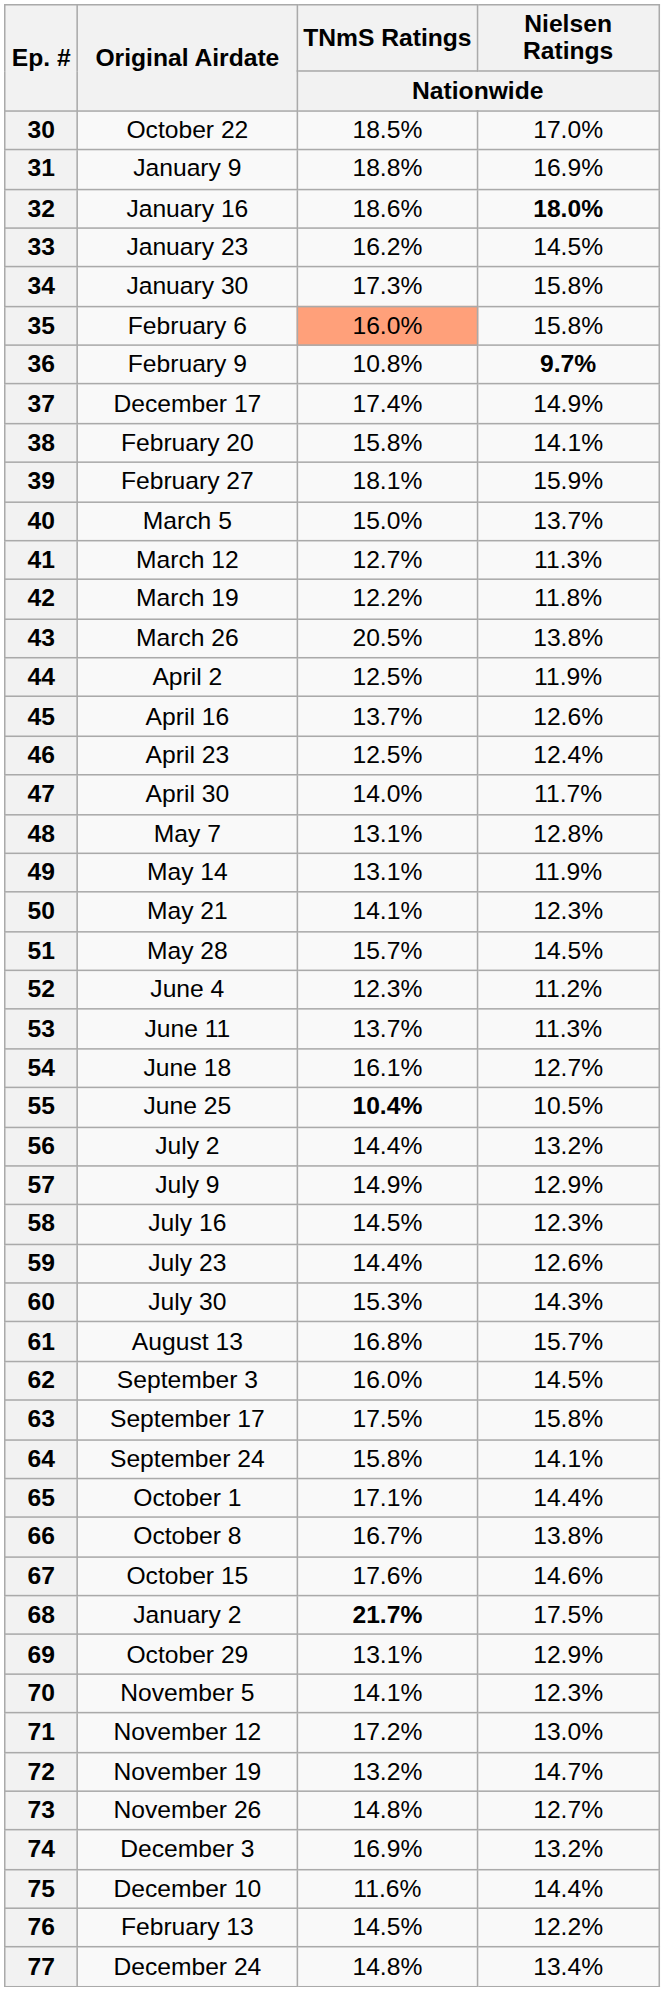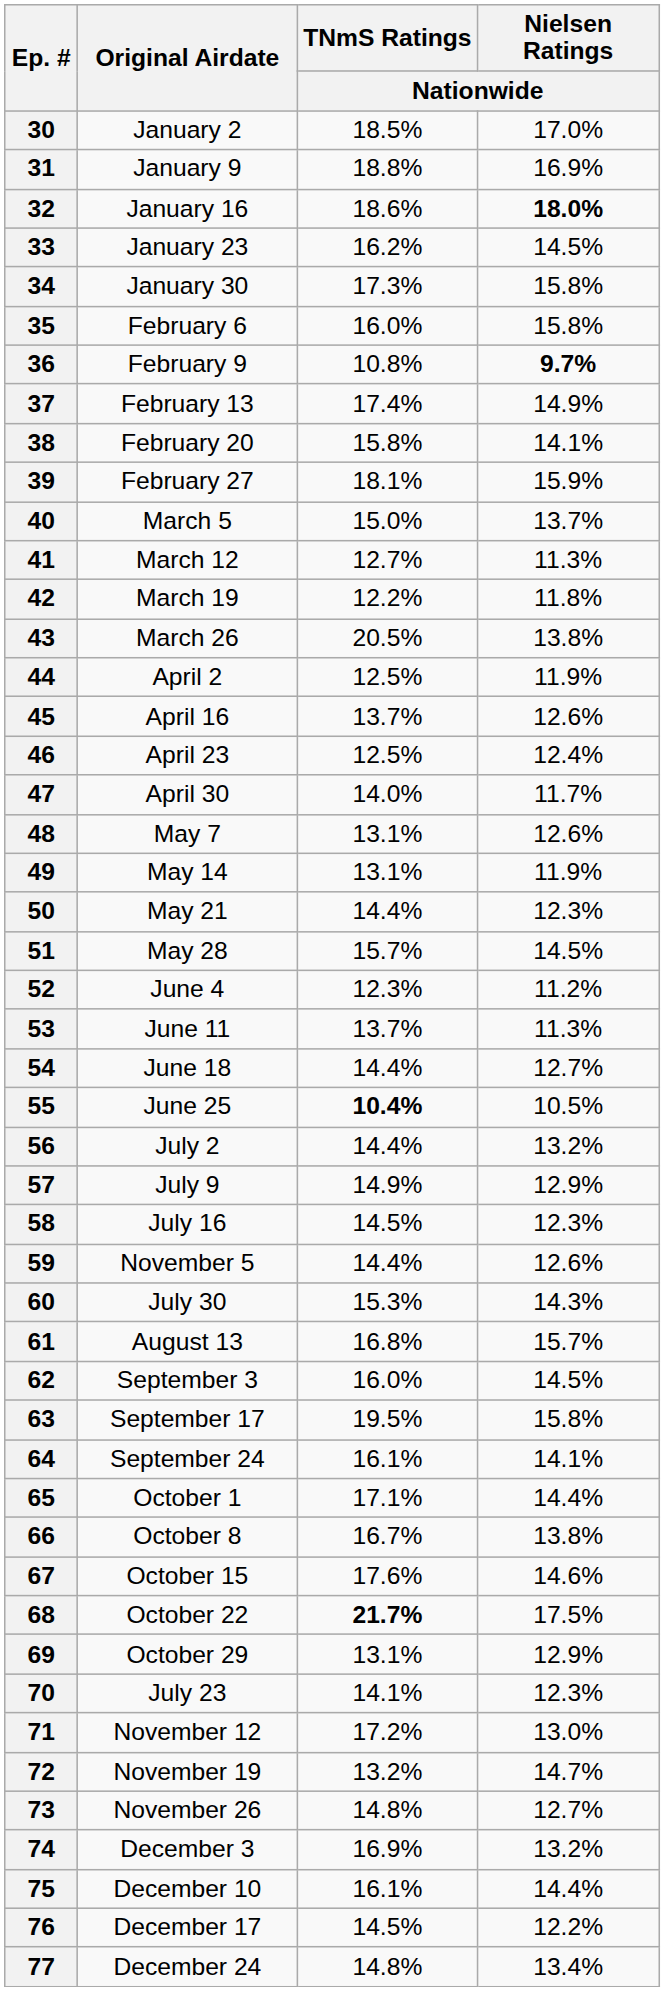(187, 129) October 22 -> (187, 129) January 2
(387, 325) lightsalmon background -> (387, 325) no background
(187, 403) December 17 -> (187, 403) February 13
(568, 833) 12.8% -> (568, 833) 12.6%
(387, 911) 14.1% -> (387, 911) 14.4%
(387, 1067) 16.1% -> (387, 1067) 14.4%
(187, 1263) July 23 -> (187, 1263) November 5
(387, 1419) 17.5% -> (387, 1419) 19.5%
(387, 1458) 15.8% -> (387, 1458) 16.1%
(187, 1614) January 2 -> (187, 1614) October 22
(187, 1693) November 5 -> (187, 1693) July 23
(387, 1888) 11.6% -> (387, 1888) 16.1%
(187, 1927) February 13 -> (187, 1927) December 17
